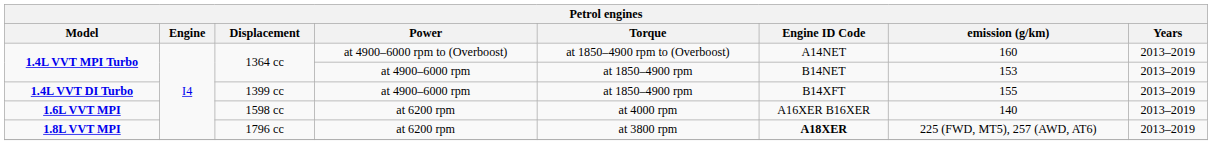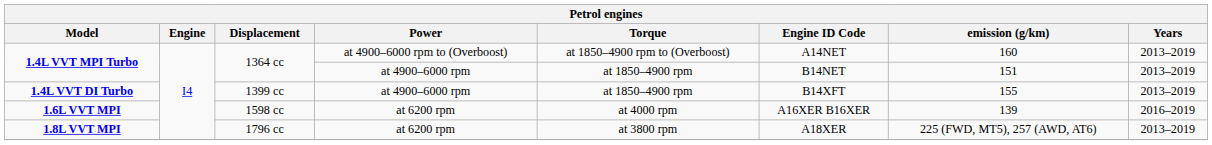(1008, 71) 153 -> (1008, 71) 151
(1008, 110) 140 -> (1008, 110) 139
(1168, 110) 2013–2019 -> (1168, 110) 2016–2019
(824, 129) bold -> (824, 129) normal
